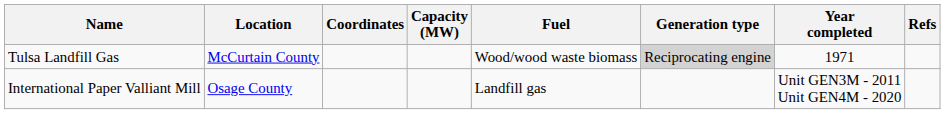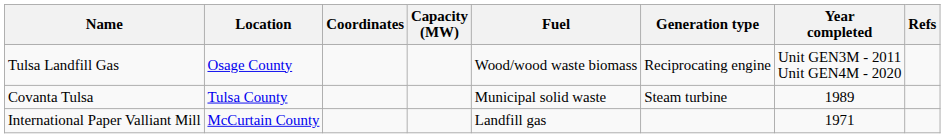(263, 56) McCurtain County -> (250, 65) Osage County
(708, 56) lightgrey background -> (708, 65) no background
(840, 56) 1971 -> (840, 65) Unit GEN3M - 2011 Unit GEN4M - 2020
+ row: (51, 96)
(250, 88) Osage County -> (263, 120) McCurtain County
(840, 88) Unit GEN3M - 2011 Unit GEN4M - 2020 -> (840, 120) 1971
